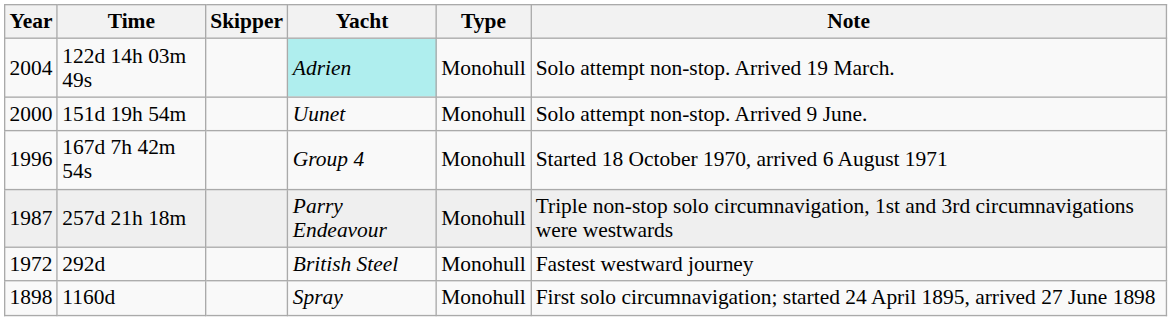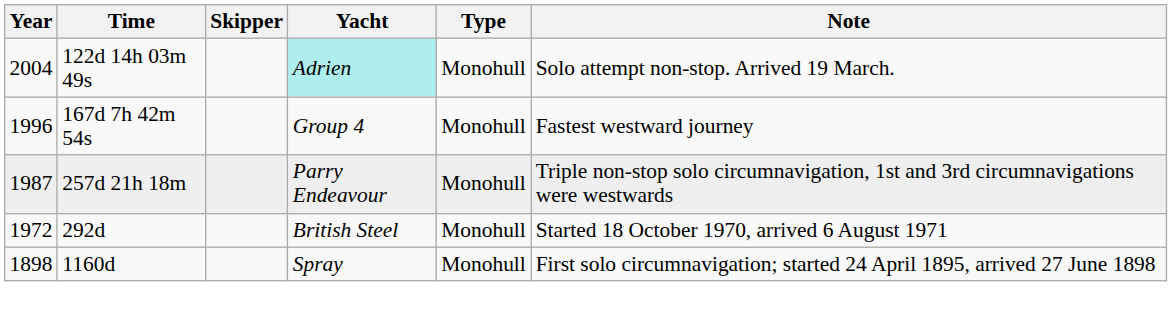- row: (124, 113)
(742, 159) Started 18 October 1970, arrived 6 August 1971 -> (645, 125) Fastest westward journey
(645, 263) Fastest westward journey -> (742, 229) Started 18 October 1970, arrived 6 August 1971
